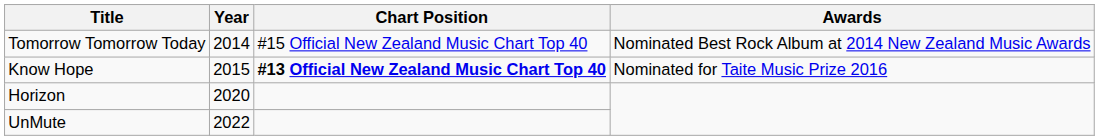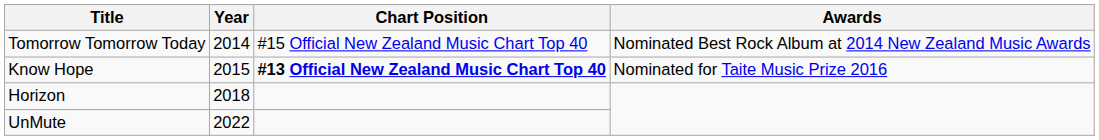(231, 95) 2020 -> (231, 95) 2018
